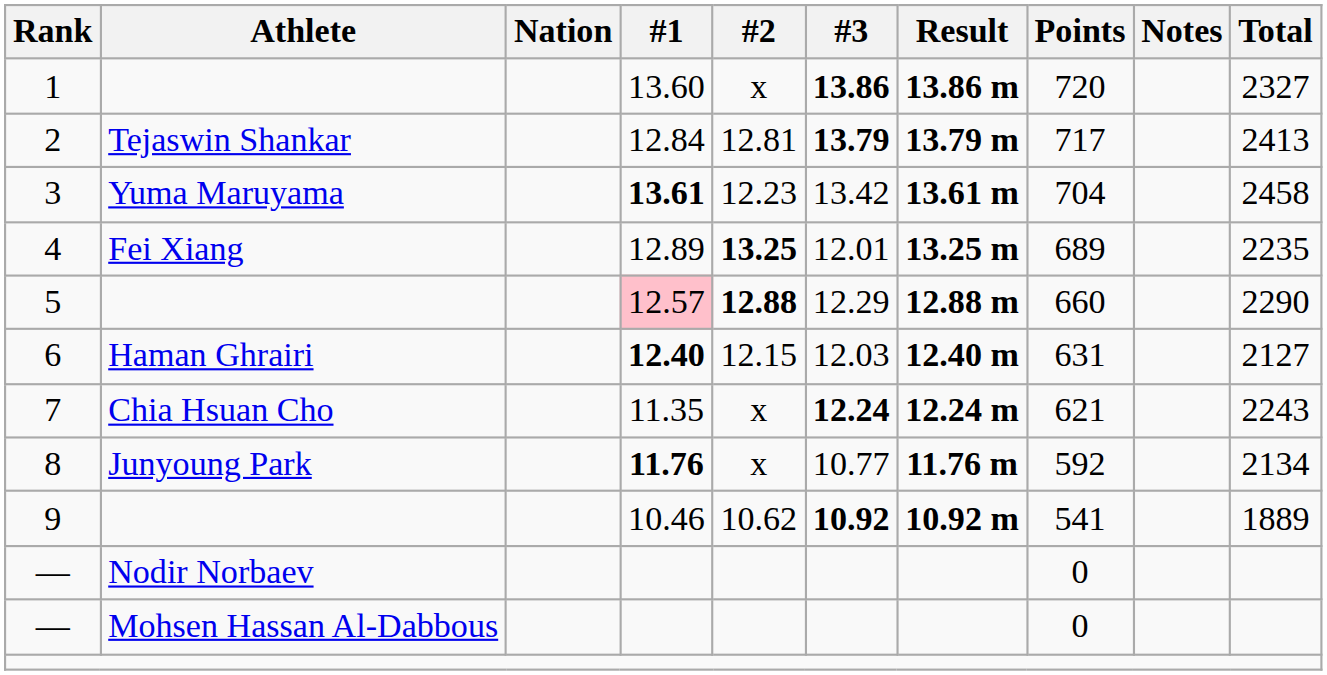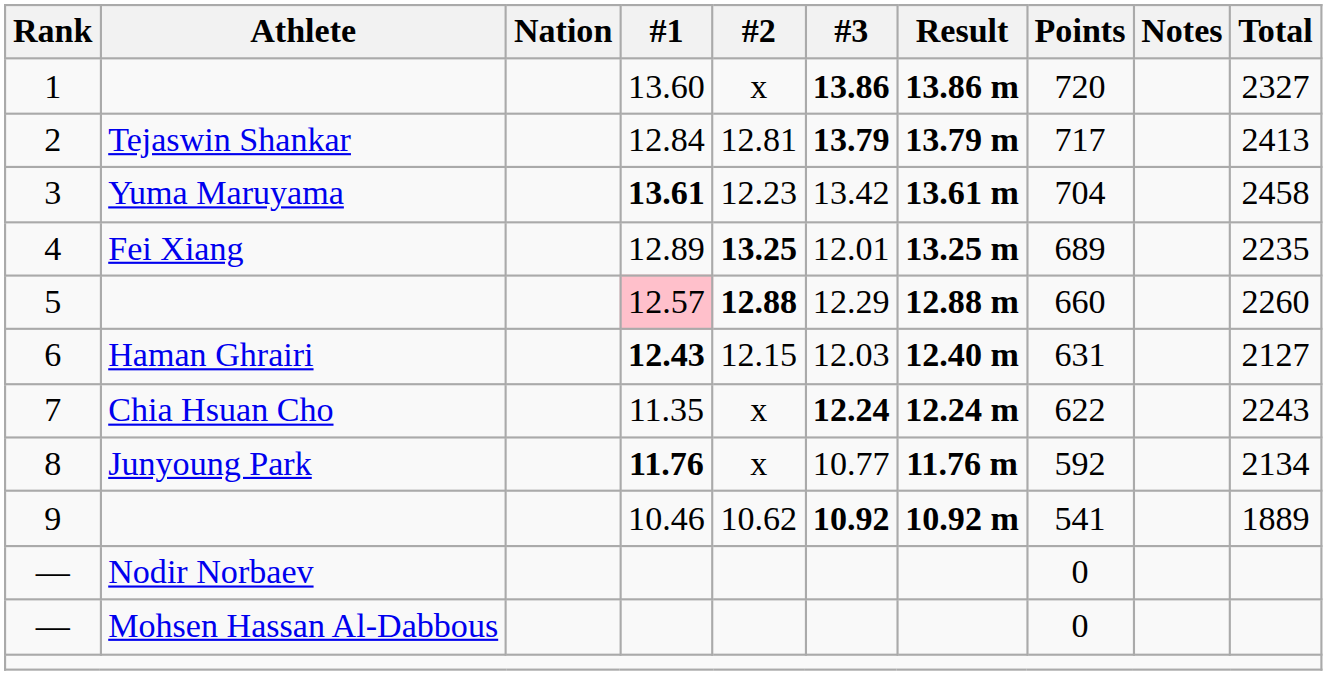(1276, 301) 2290 -> (1276, 301) 2260
(666, 355) 12.40 -> (666, 355) 12.43
(1080, 409) 621 -> (1080, 409) 622
